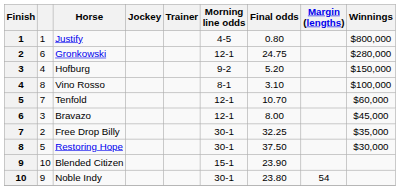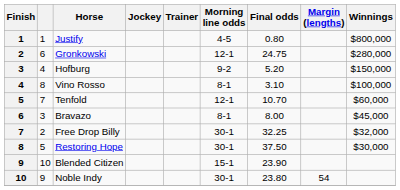(224, 116) 12-1 -> (224, 116) 8-1
(371, 131) $35,000 -> (371, 131) $32,000
